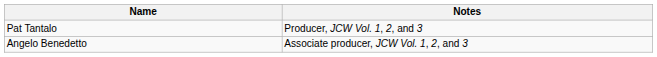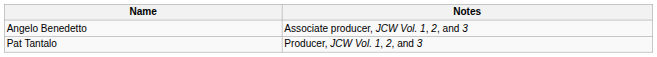rows swapped: (47, 44) <-> (32, 28)
